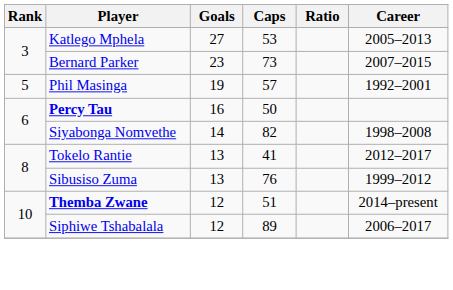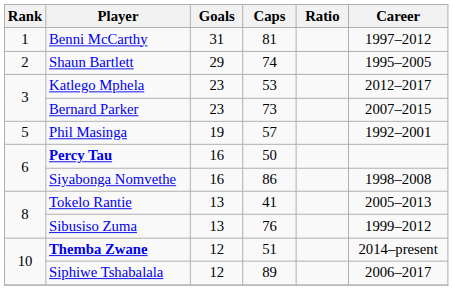+ row: (98, 39)
+ row: (91, 62)
(217, 39) 27 -> (217, 86) 23
(398, 39) 2005–2013 -> (398, 86) 2012–2017
(217, 132) 14 -> (217, 179) 16
(270, 132) 82 -> (270, 179) 86
(398, 156) 2012–2017 -> (398, 202) 2005–2013
